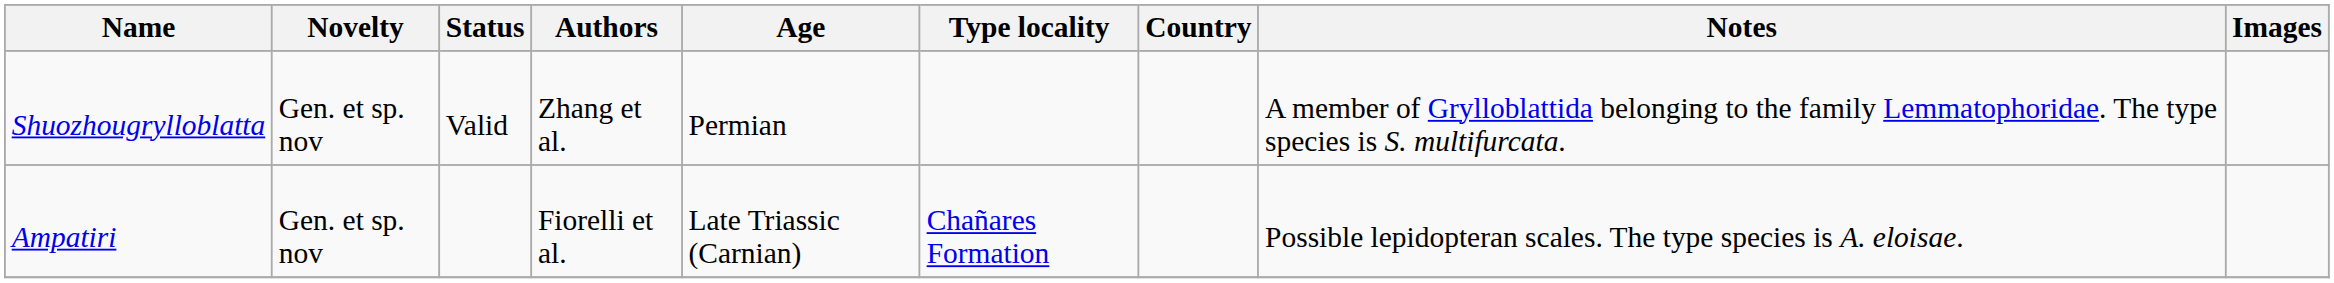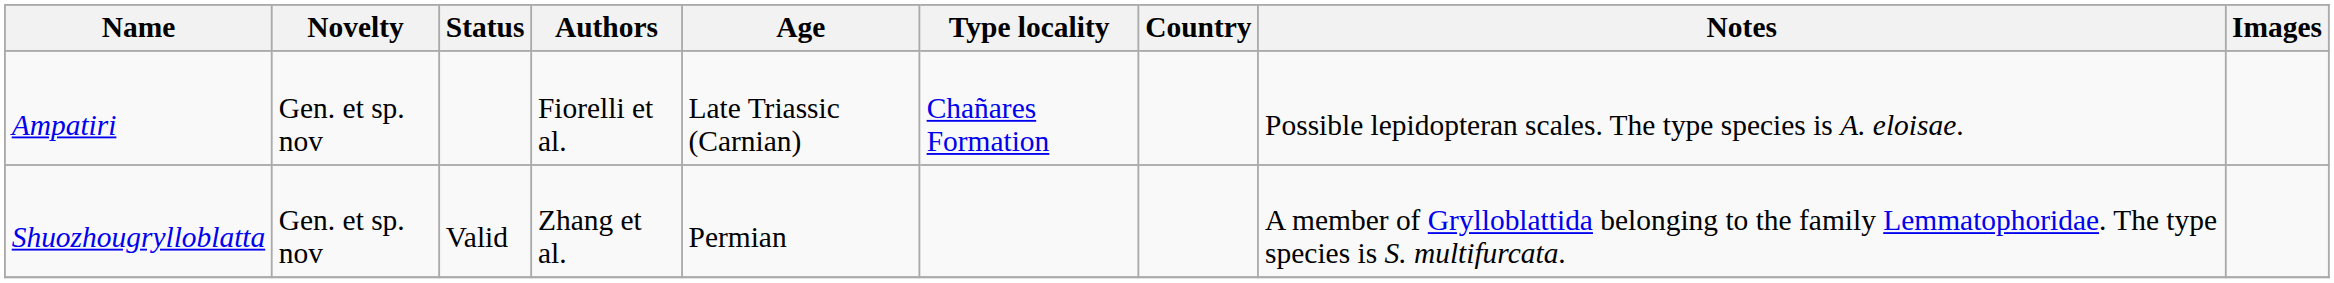rows swapped: (64, 237) <-> (138, 124)
